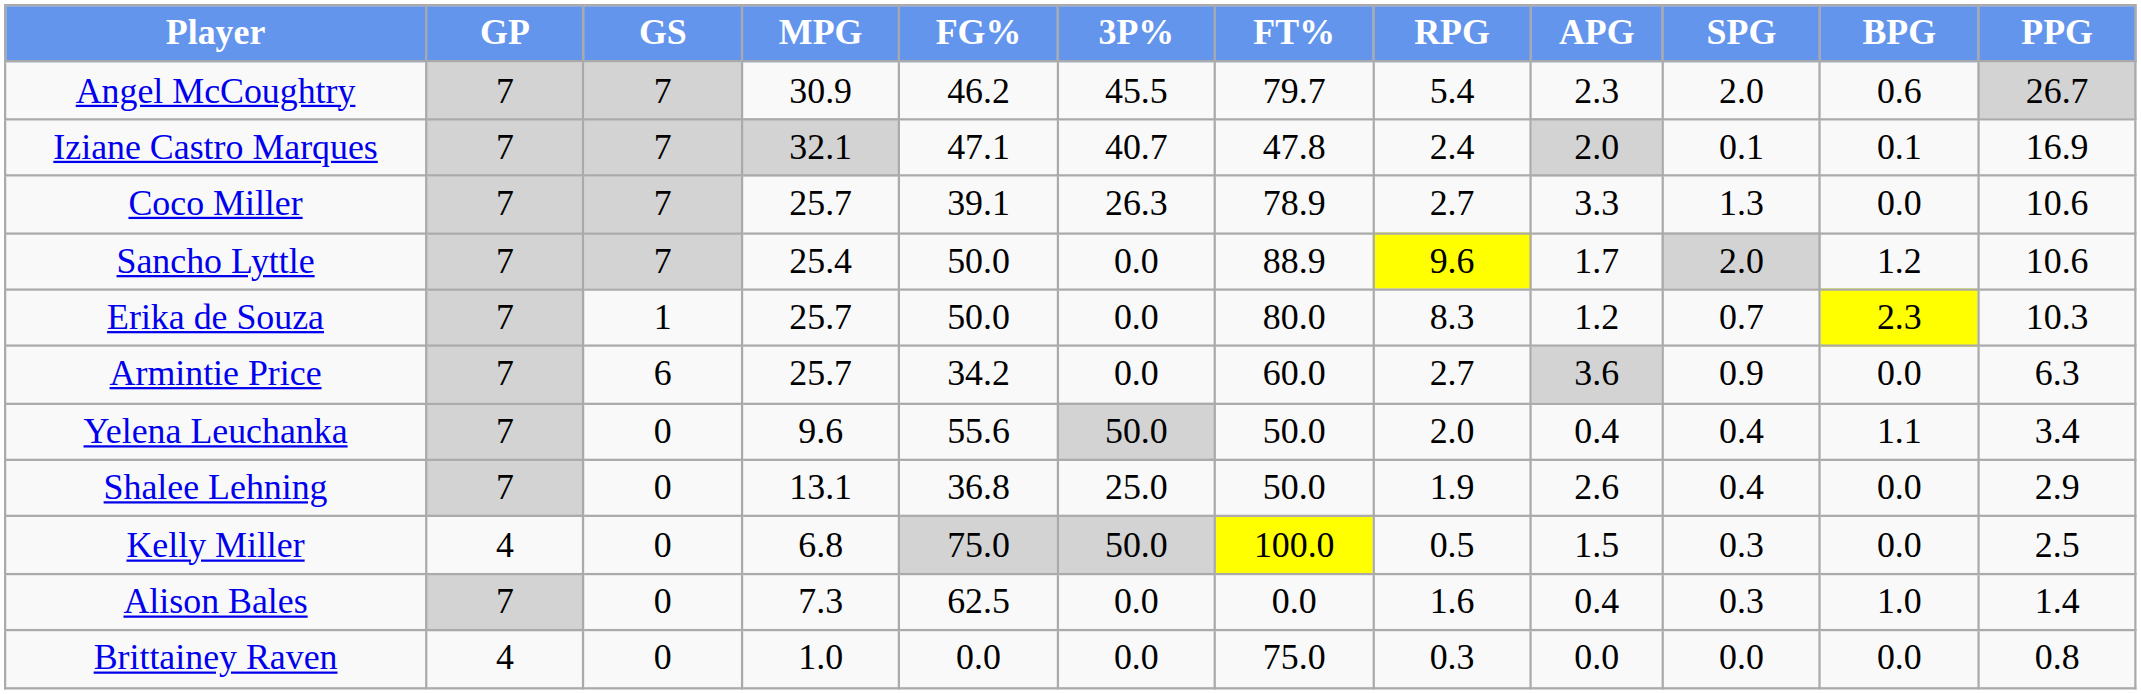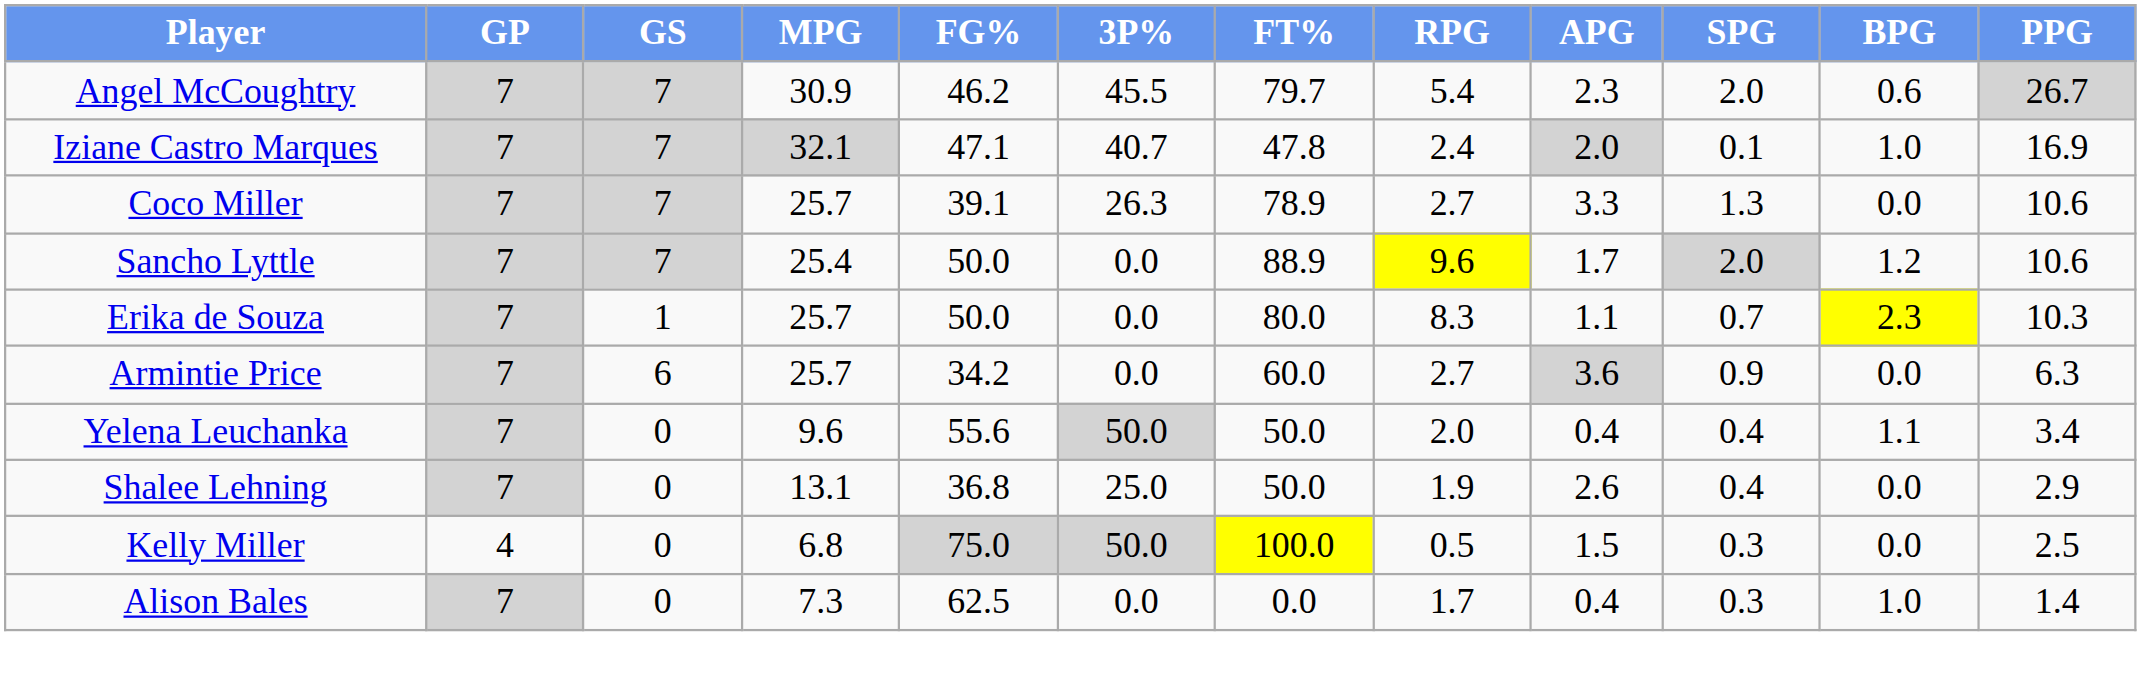(1899, 146) 0.1 -> (1899, 146) 1.0
(1597, 317) 1.2 -> (1597, 317) 1.1
(1452, 601) 1.6 -> (1452, 601) 1.7
- row: (216, 658)
